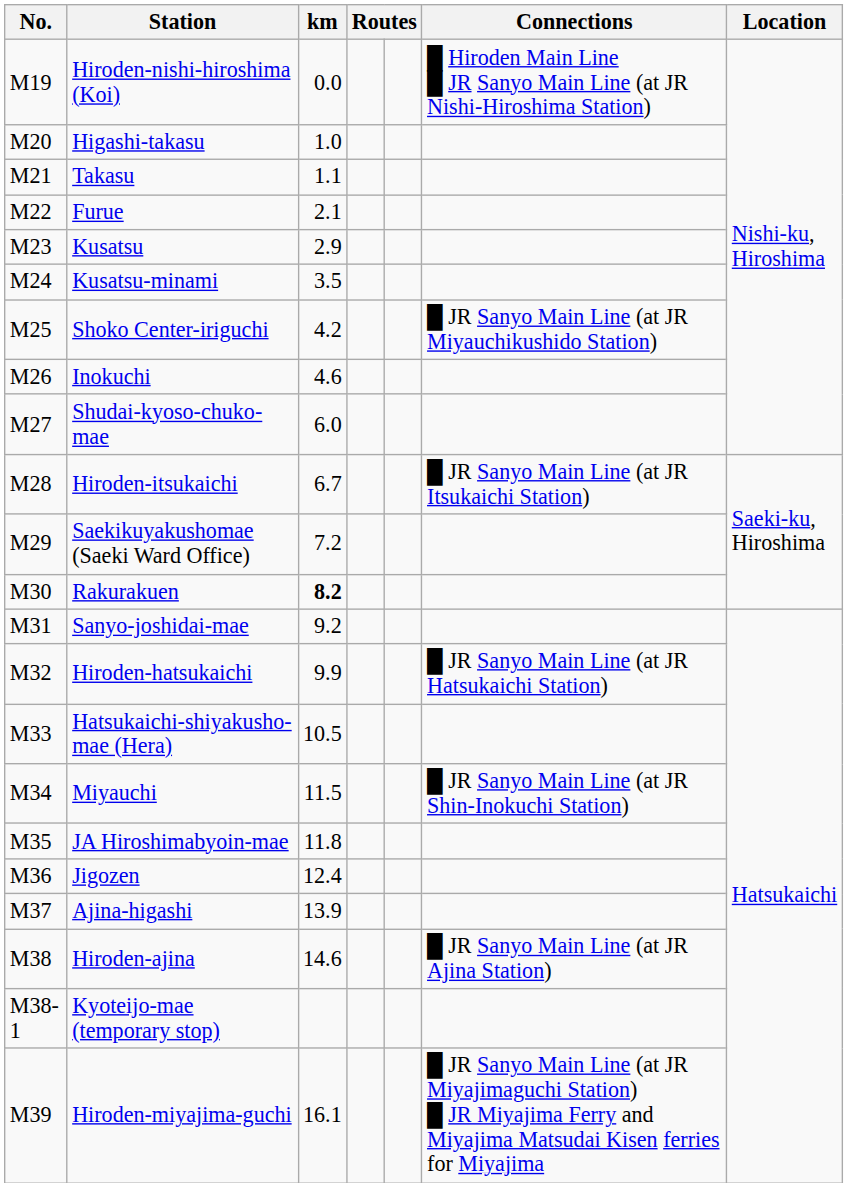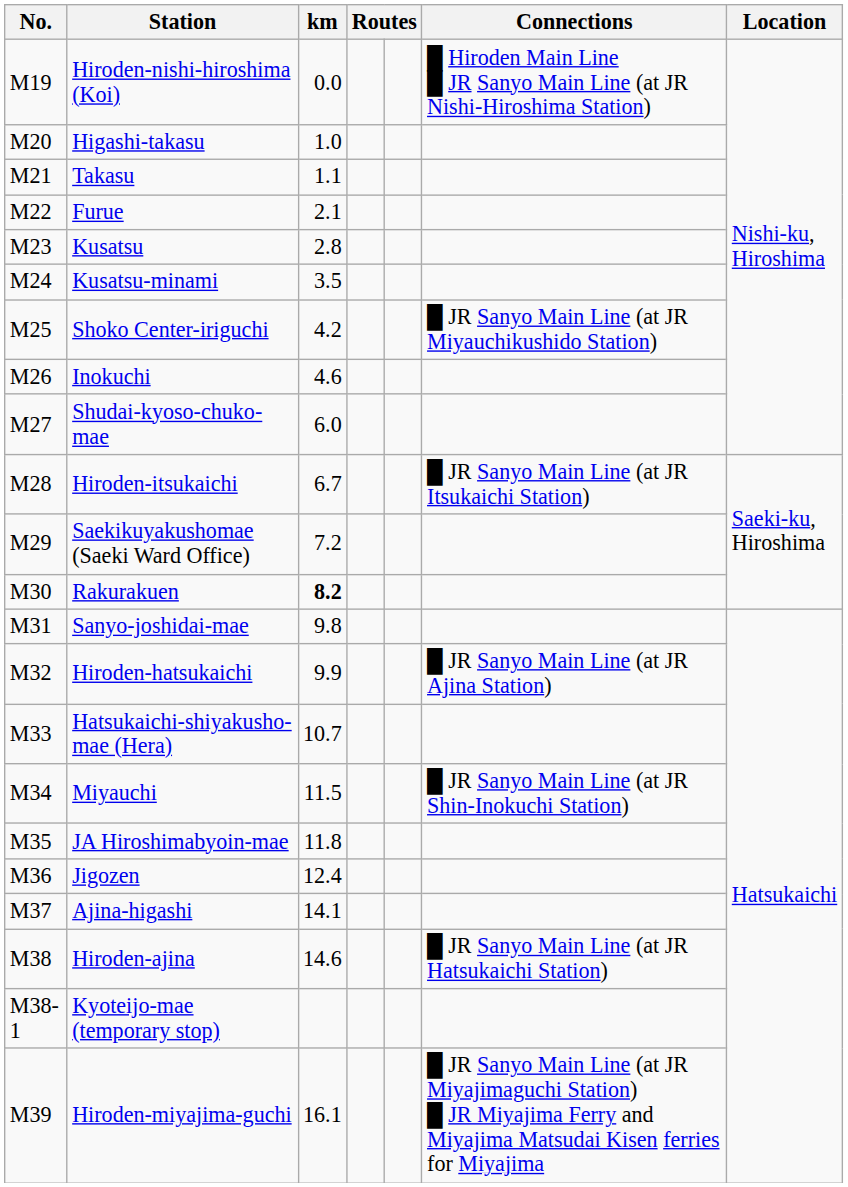(328, 246) 2.9 -> (328, 246) 2.8
(328, 626) 9.2 -> (328, 626) 9.8
(558, 673) █ JR Sanyo Main Line (at JR Hatsukaichi Station) -> (558, 673) █ JR Sanyo Main Line (at JR Ajina Station)
(322, 733) 10.5 -> (322, 733) 10.7
(322, 910) 13.9 -> (322, 910) 14.1
(558, 958) █ JR Sanyo Main Line (at JR Ajina Station) -> (558, 958) █ JR Sanyo Main Line (at JR Hatsukaichi Station)
